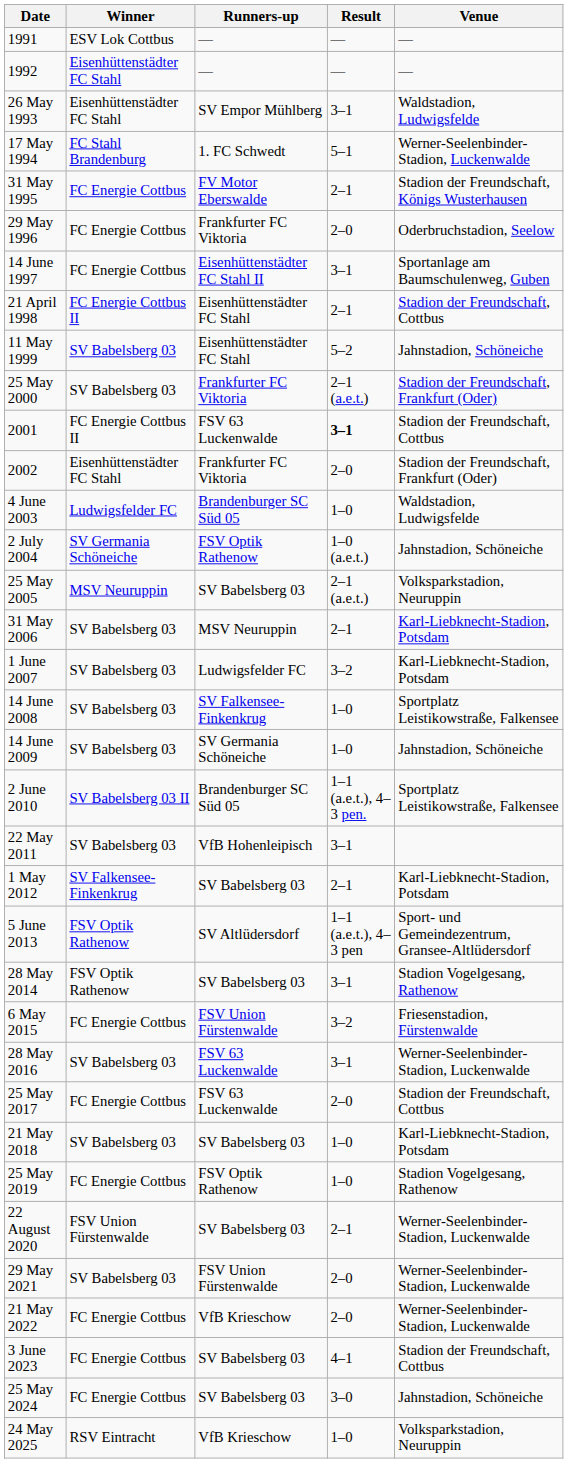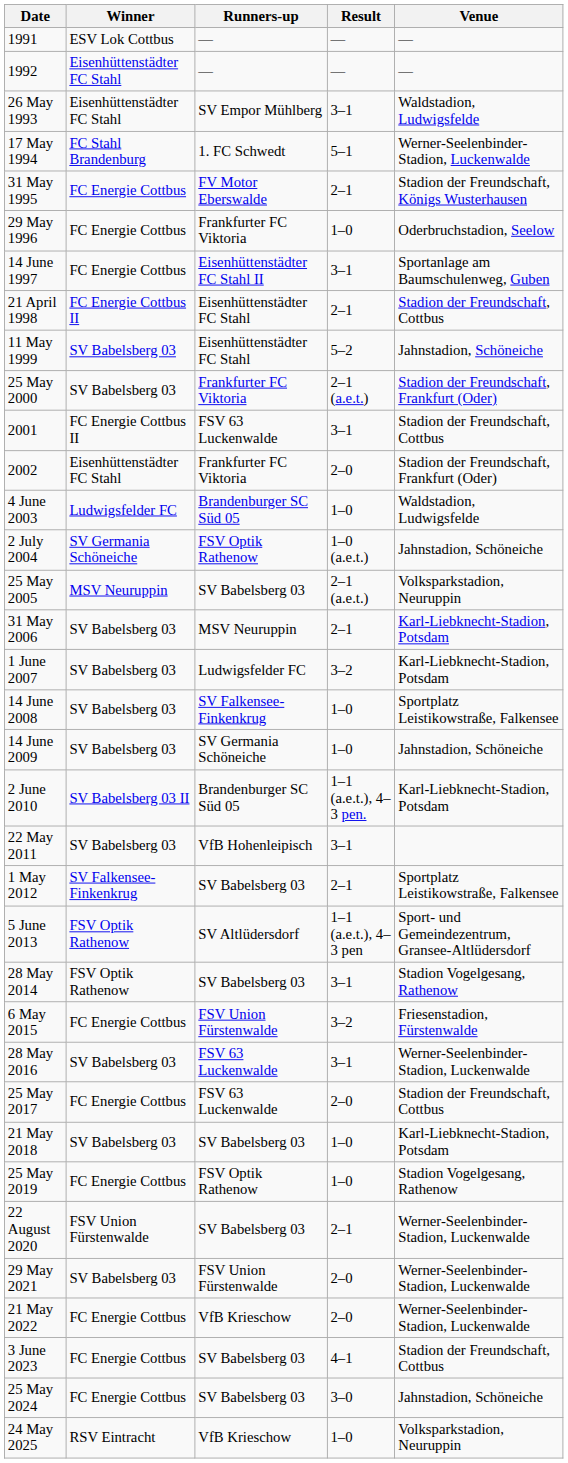(342, 230) 2–0 -> (342, 230) 1–0
(342, 430) bold -> (342, 430) normal
(478, 797) Sportplatz Leistikowstraße, Falkensee -> (474, 797) Karl-Liebknecht-Stadion, Potsdam
(474, 885) Karl-Liebknecht-Stadion, Potsdam -> (478, 885) Sportplatz Leistikowstraße, Falkensee
